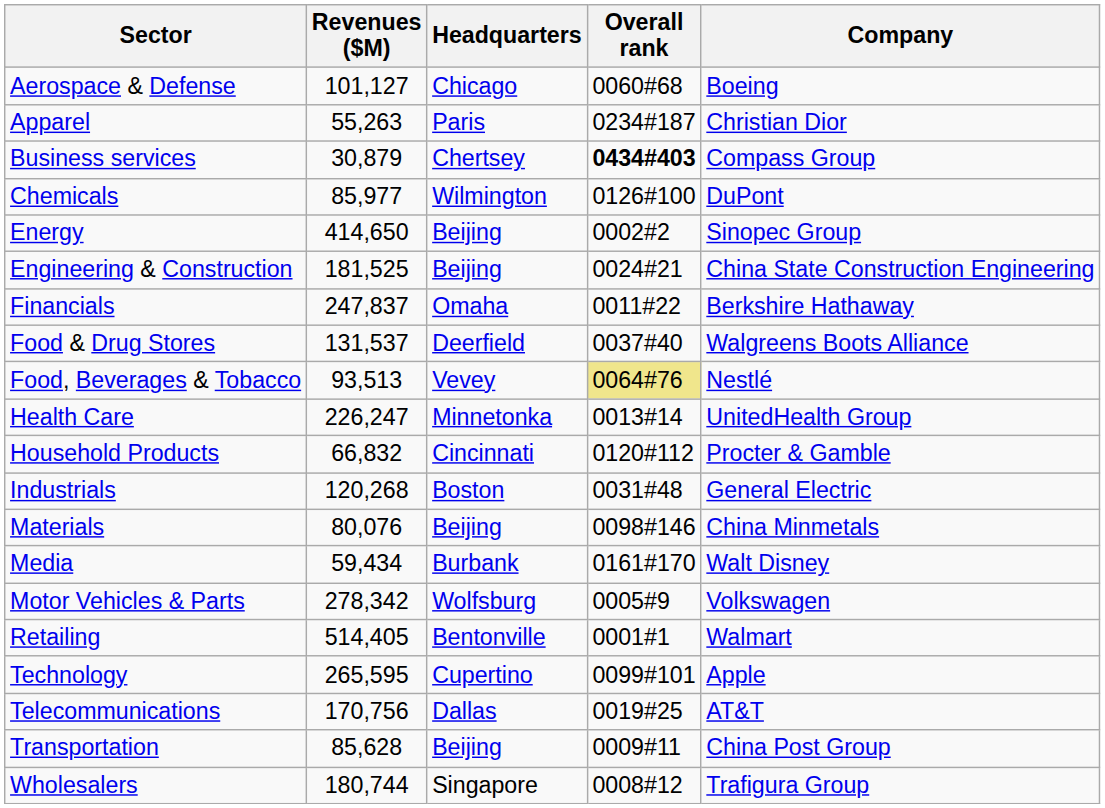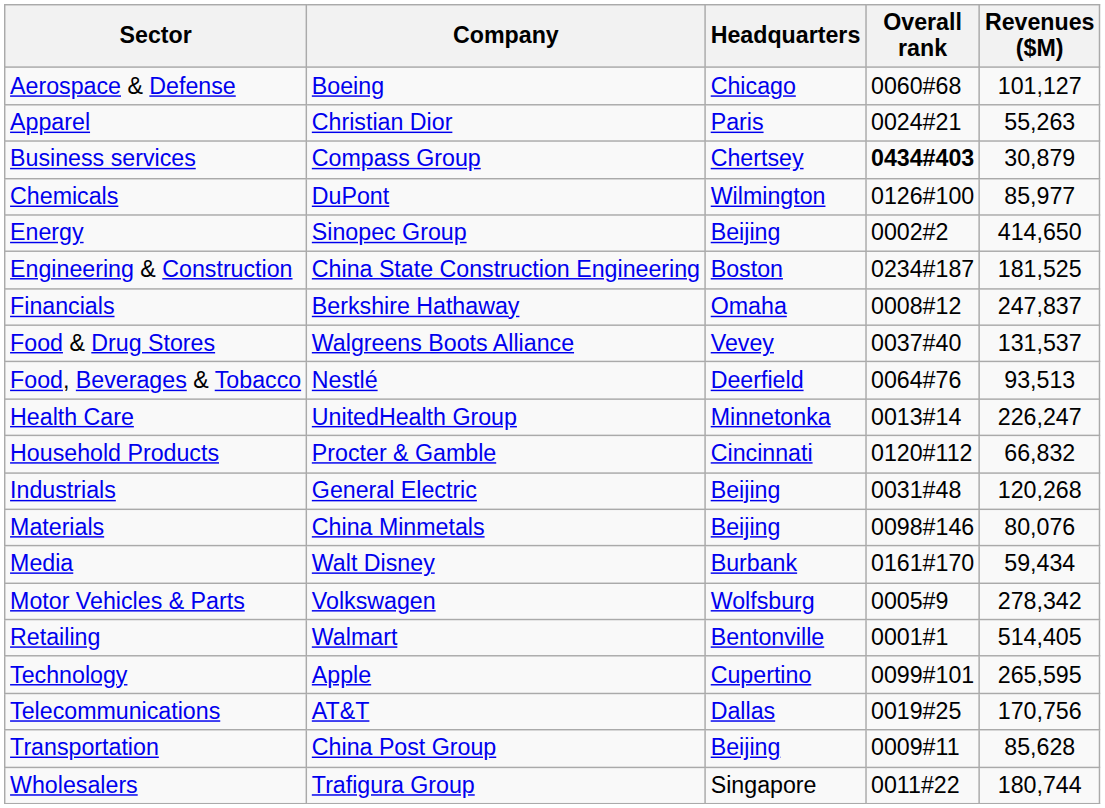columns swapped: (900, 35) <-> (367, 35)
(644, 122) 0234#187 -> (916, 122) 0024#21
(467, 269) Beijing -> (747, 269) Boston
(638, 269) 0024#21 -> (923, 269) 0234#187
(637, 306) 0011#22 -> (916, 306) 0008#12
(479, 343) Deerfield -> (742, 343) Vevey
(464, 380) Vevey -> (757, 380) Deerfield
(638, 380) khaki background -> (916, 380) no background
(468, 490) Boston -> (746, 490) Beijing
(638, 784) 0008#12 -> (915, 784) 0011#22
